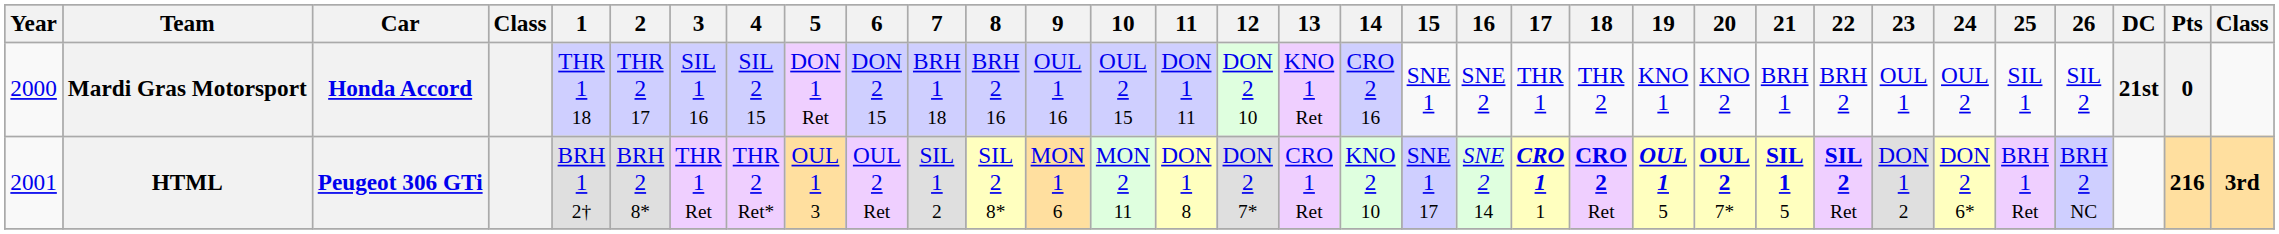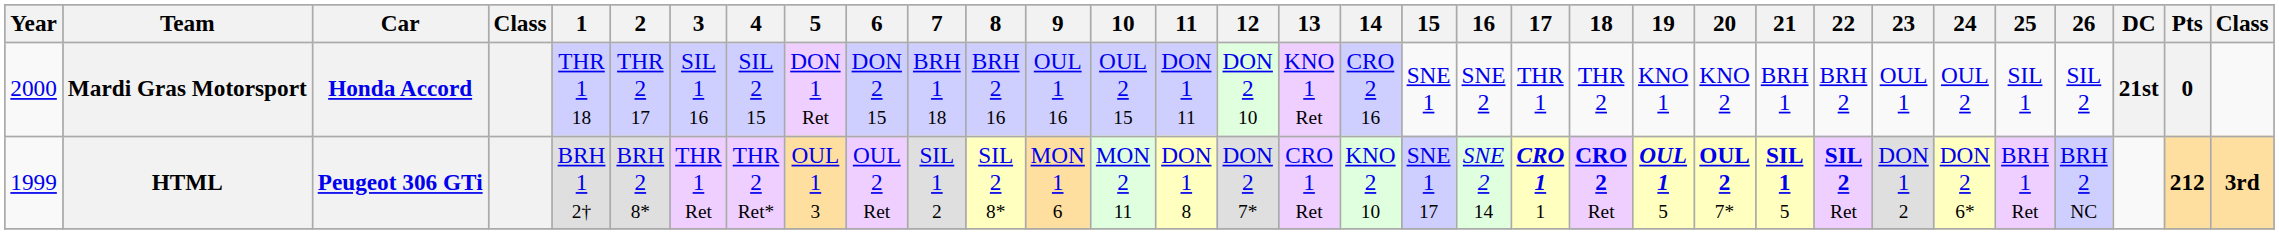(34, 182) 2001 -> (34, 182) 1999
(2187, 182) 216 -> (2187, 182) 212
